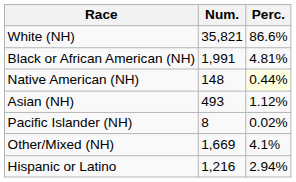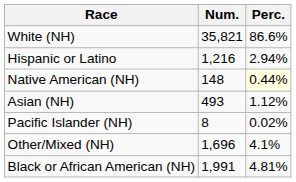rows swapped: (101, 58) <-> (62, 166)
(218, 144) 1,669 -> (218, 144) 1,696
